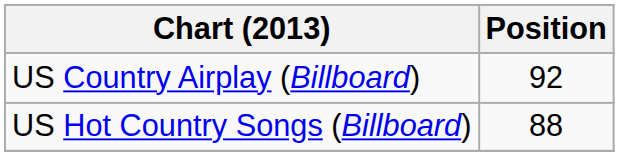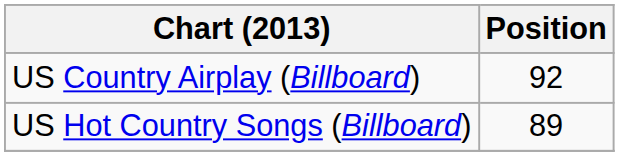(546, 126) 88 -> (546, 126) 89
